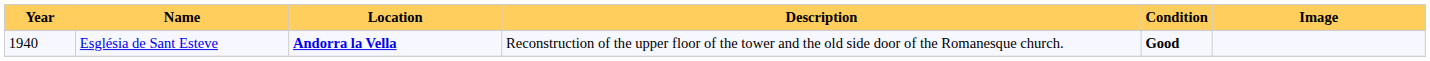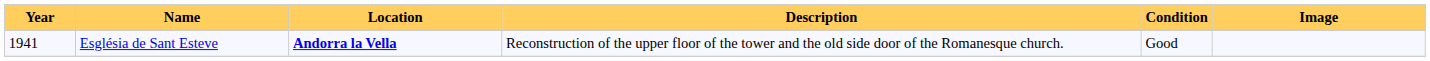(23, 43) 1940 -> (23, 43) 1941
(1162, 43) bold -> (1162, 43) normal
